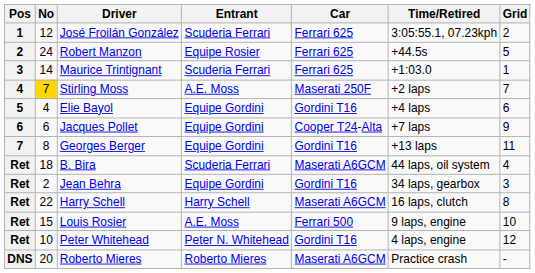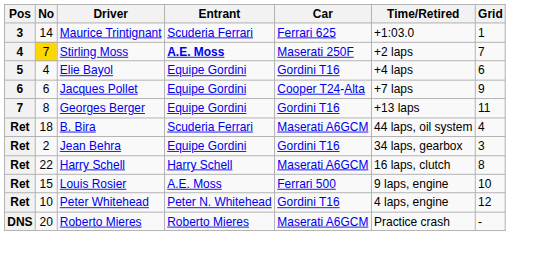- row: (119, 32)
- row: (101, 51)
(212, 89) normal -> (196, 51) bold
